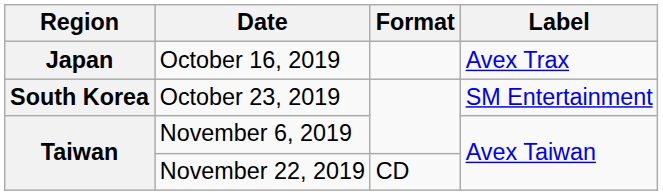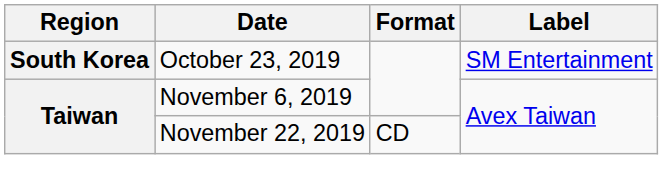- row: (250, 60)
